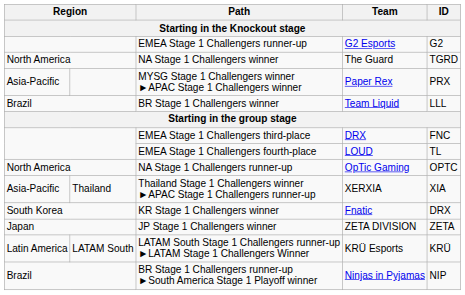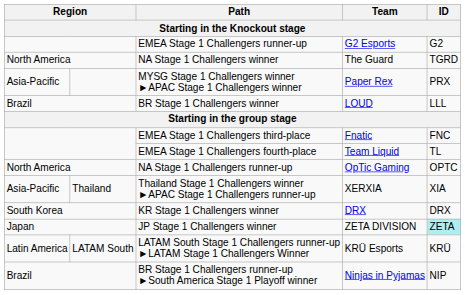(372, 103) Team Liquid -> (359, 103) LOUD
(355, 135) DRX -> (359, 135) Fnatic
(359, 151) LOUD -> (372, 151) Team Liquid
(359, 211) Fnatic -> (355, 211) DRX
(442, 227) no background -> (442, 227) paleturquoise background
